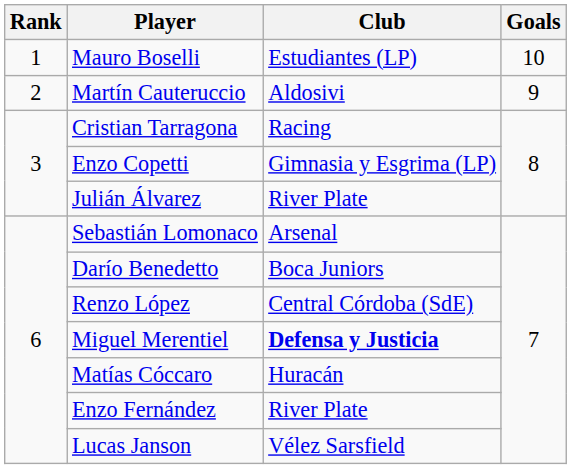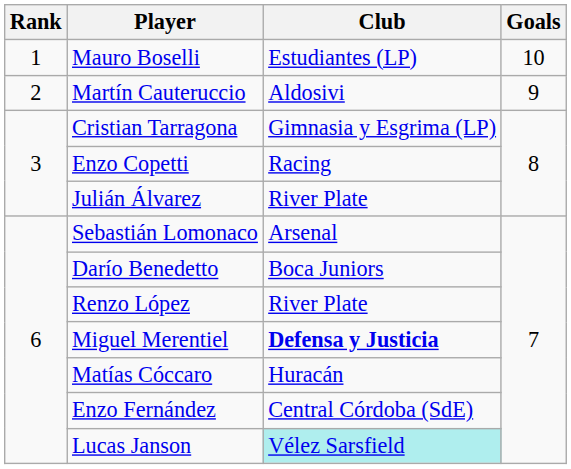(300, 127) Racing -> (382, 127) Gimnasia y Esgrima (LP)
(382, 163) Gimnasia y Esgrima (LP) -> (300, 163) Racing
(371, 304) Central Córdoba (SdE) -> (318, 304) River Plate
(318, 410) River Plate -> (371, 410) Central Córdoba (SdE)
(336, 445) no background -> (336, 445) paleturquoise background
